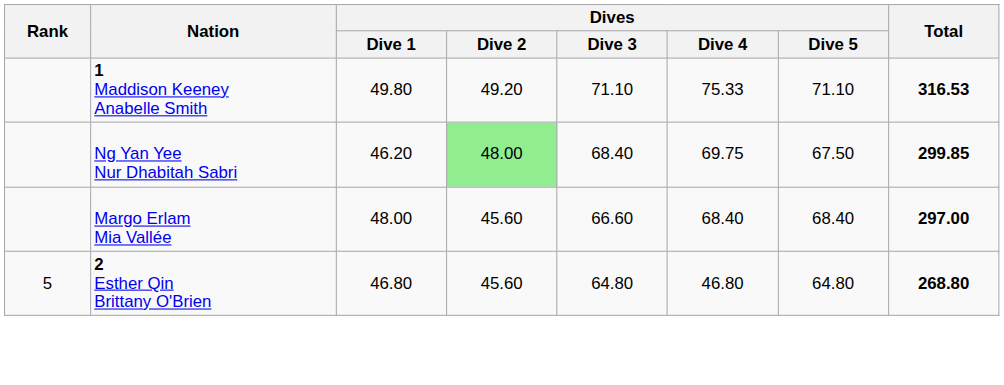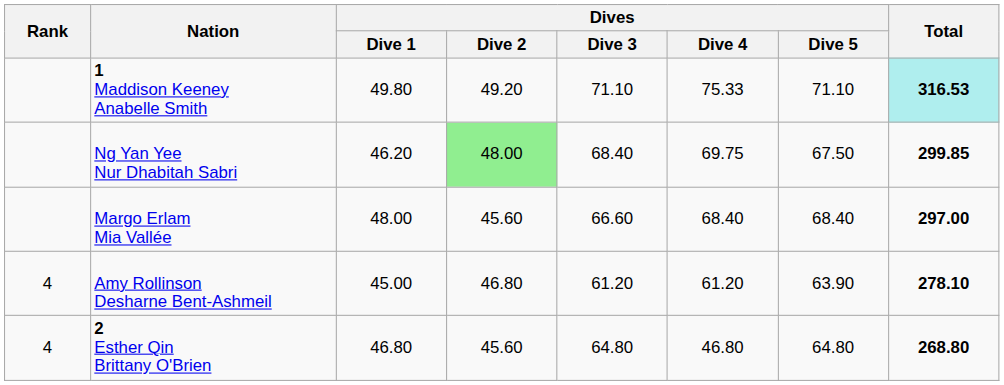(944, 90) no background -> (944, 90) paleturquoise background
+ row: (183, 292)
(47, 283) 5 -> (47, 347) 4
